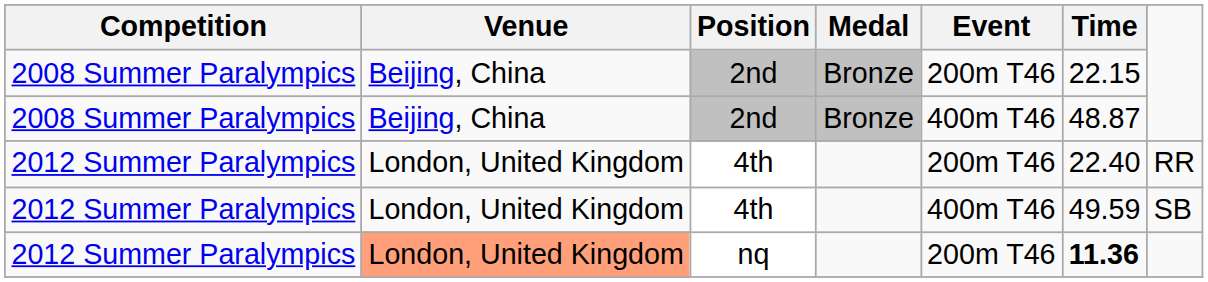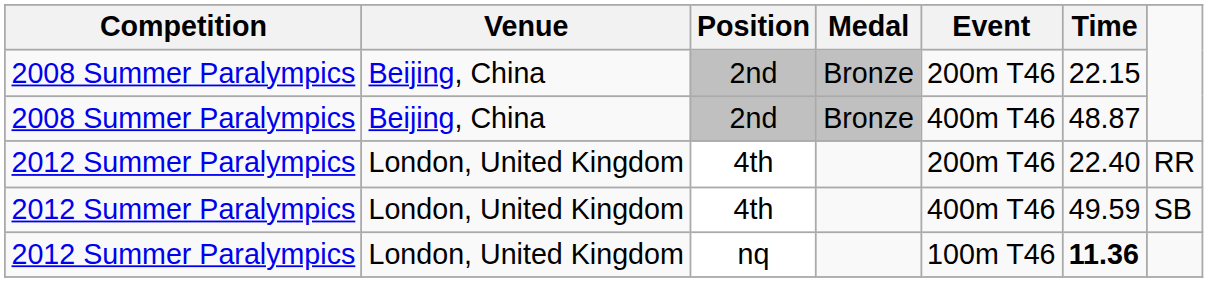(526, 254) lightsalmon background -> (526, 254) no background
(991, 254) 200m T46 -> (991, 254) 100m T46
